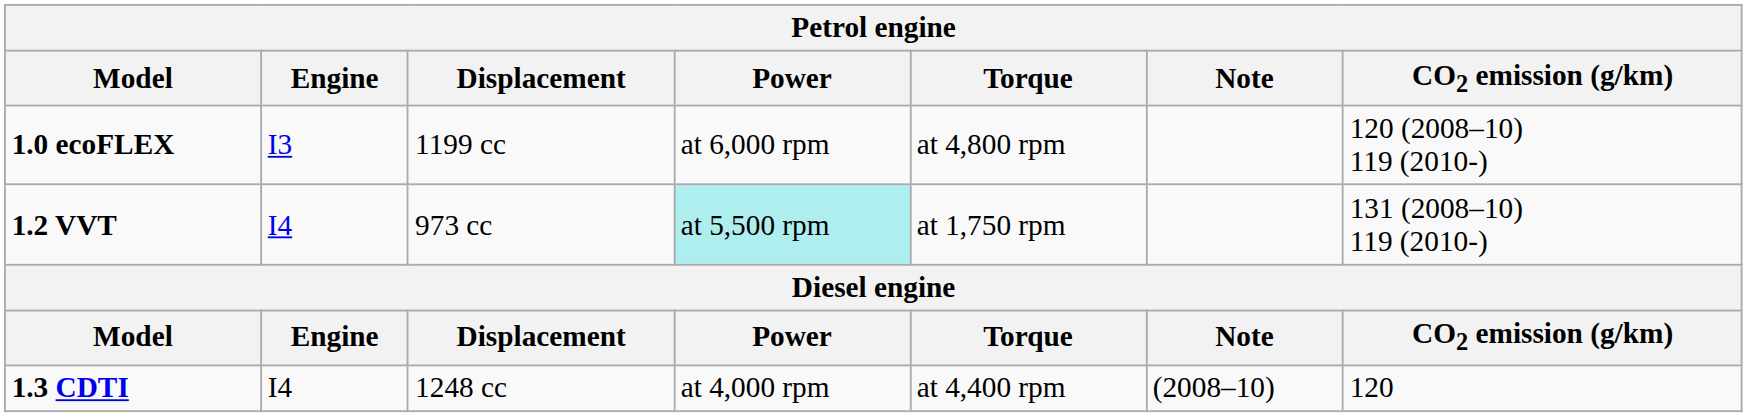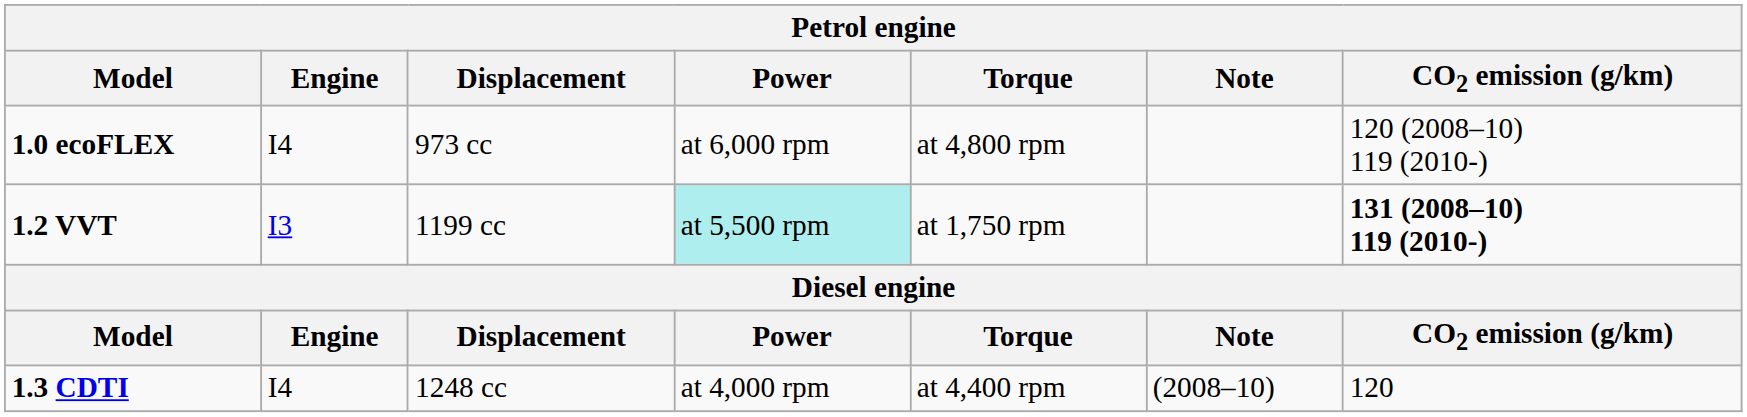(280, 144) I3 -> (280, 144) I4
(461, 144) 1199 cc -> (454, 144) 973 cc
(280, 224) I4 -> (280, 224) I3
(454, 224) 973 cc -> (461, 224) 1199 cc
(1436, 224) normal -> (1436, 224) bold
